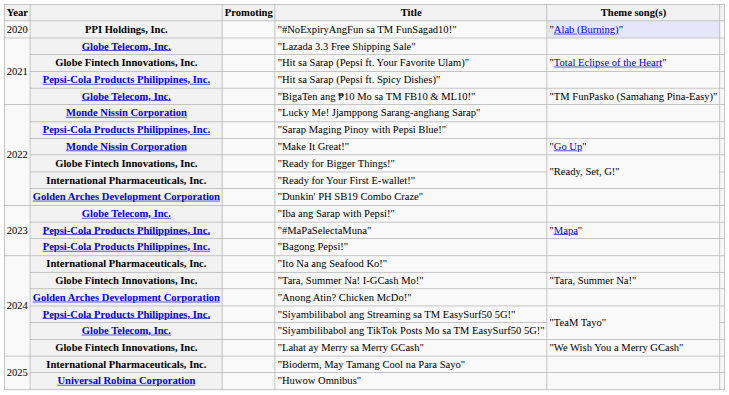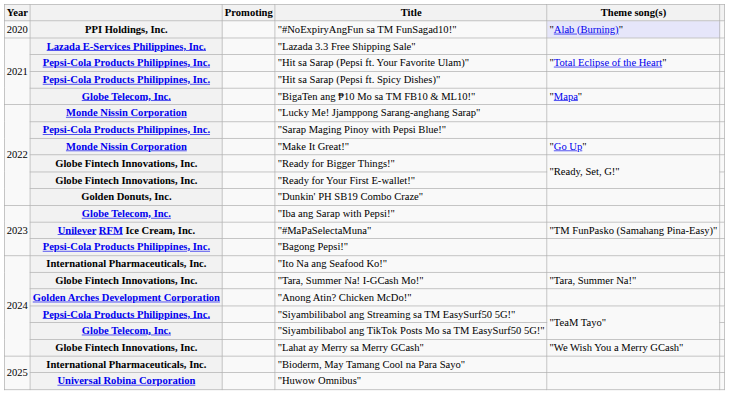(126, 46) Globe Telecom, Inc. -> (126, 46) Lazada E-Services Philippines, Inc.
(126, 63) Globe Fintech Innovations, Inc. -> (126, 63) Pepsi-Cola Products Philippines, Inc.
(633, 96) "TM FunPasko (Samahang Pina-Easy)" -> (566, 96) "Mapa"
(126, 180) International Pharmaceuticals, Inc. -> (126, 180) Globe Fintech Innovations, Inc.
(126, 197) Golden Arches Development Corporation -> (126, 197) Golden Donuts, Inc.
(126, 230) Pepsi-Cola Products Philippines, Inc. -> (126, 230) Unilever RFM Ice Cream, Inc.
(566, 230) "Mapa" -> (633, 230) "TM FunPasko (Samahang Pina-Easy)"
